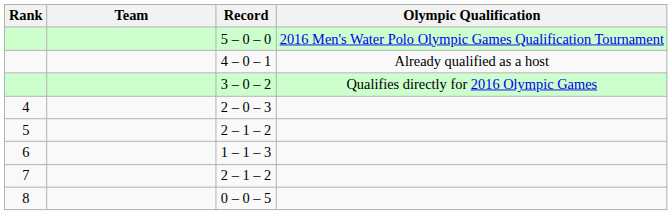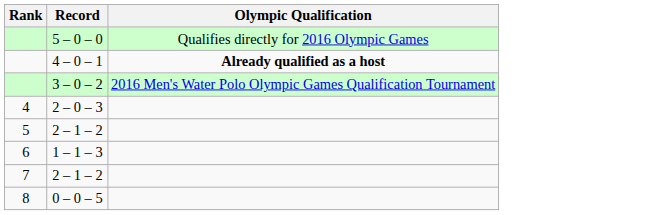- column: (131, 15)
(472, 38) 2016 Men's Water Polo Olympic Games Qualification Tournament -> (303, 38) Qualifies directly for 2016 Olympic Games
(472, 61) normal -> (303, 61) bold
(472, 84) Qualifies directly for 2016 Olympic Games -> (303, 84) 2016 Men's Water Polo Olympic Games Qualification Tournament
